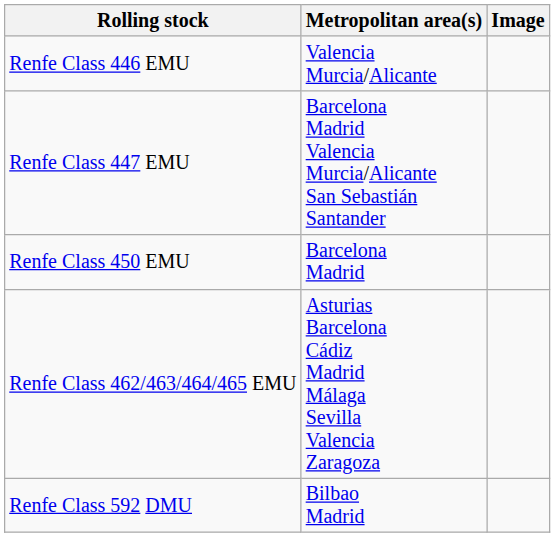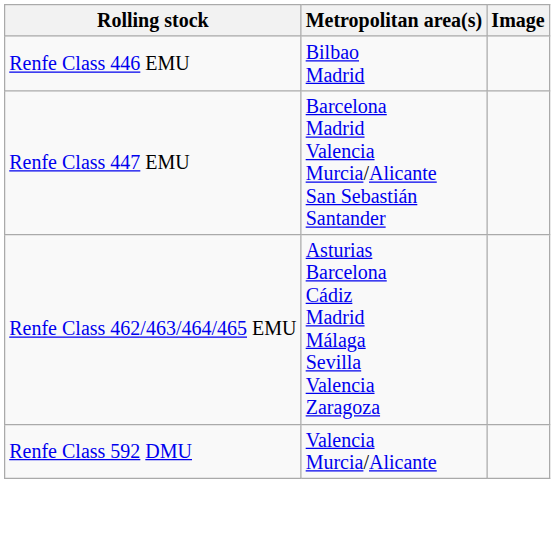(371, 63) Valencia Murcia/Alicante -> (335, 63) Bilbao Madrid
- row: (100, 261)
(335, 505) Bilbao Madrid -> (371, 450) Valencia Murcia/Alicante
